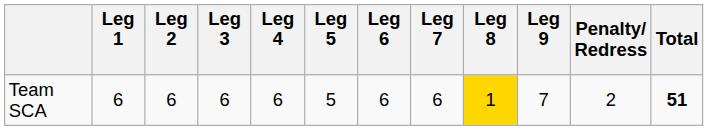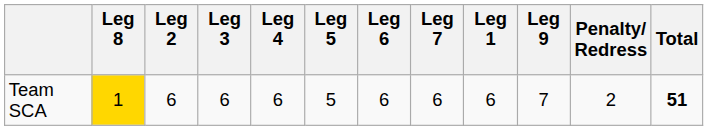columns swapped: (118, 29) <-> (491, 29)
